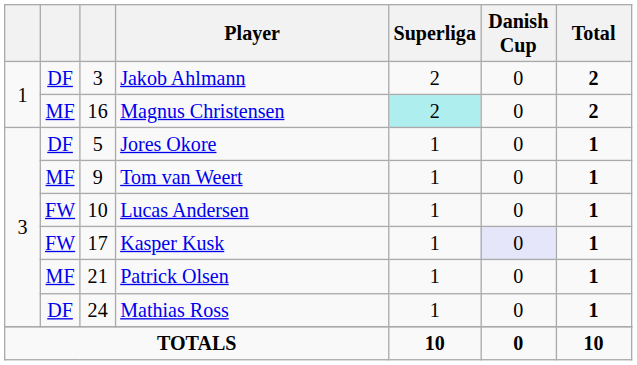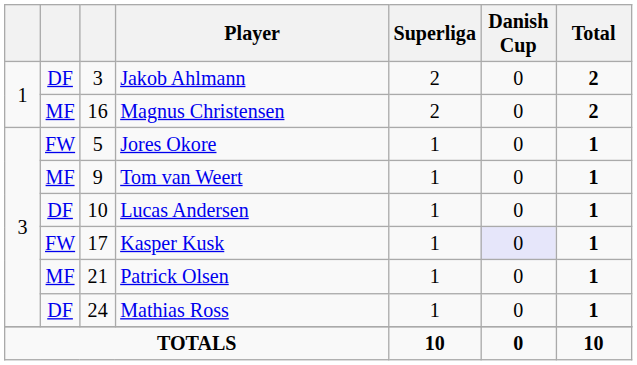(435, 111) paleturquoise background -> (435, 111) no background
(60, 144) DF -> (60, 144) FW
(60, 210) FW -> (60, 210) DF
